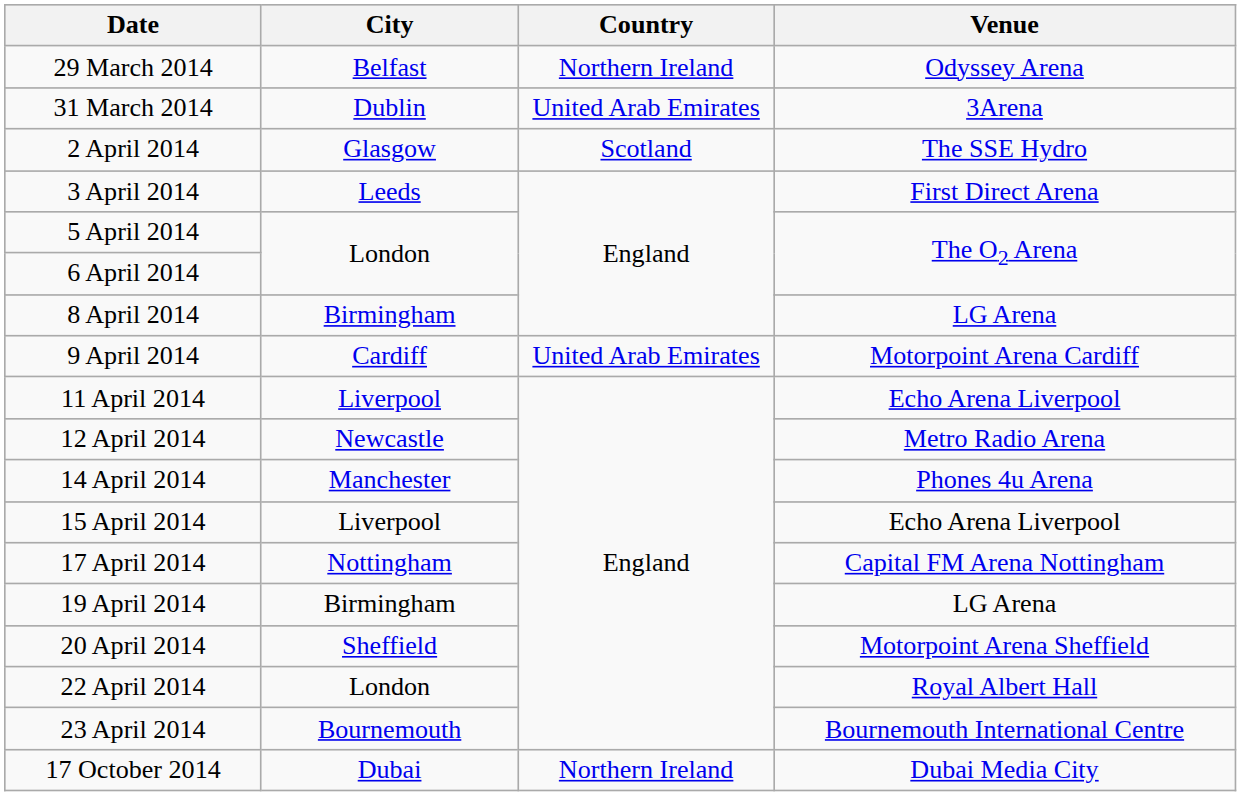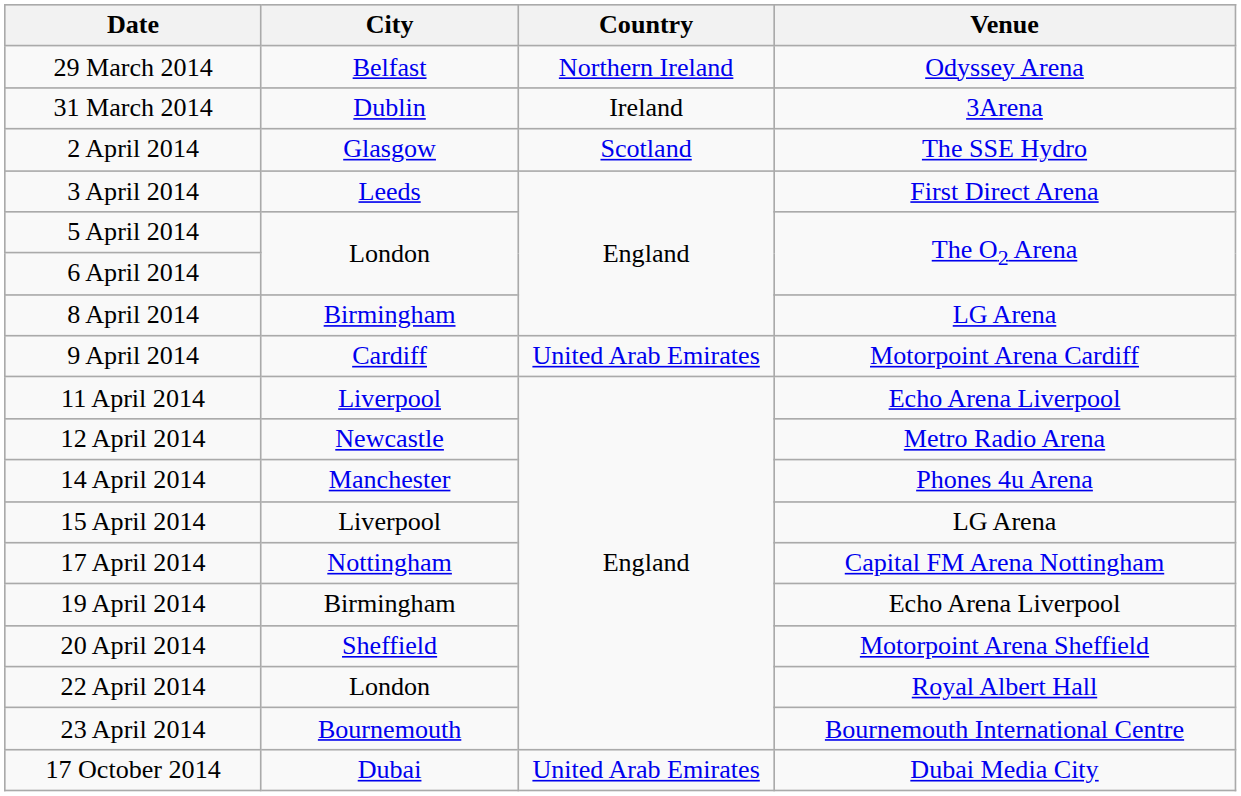(646, 107) United Arab Emirates -> (646, 107) Ireland
(1005, 521) Echo Arena Liverpool -> (1005, 521) LG Arena
(1005, 604) LG Arena -> (1005, 604) Echo Arena Liverpool
(646, 769) Northern Ireland -> (646, 769) United Arab Emirates
